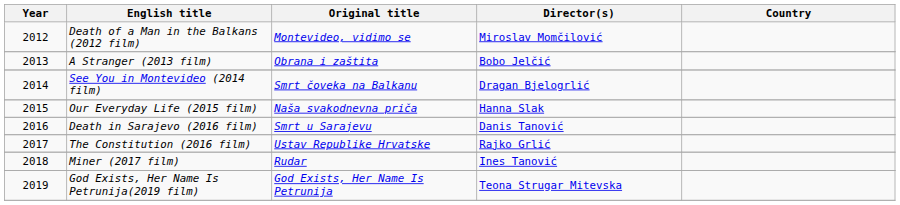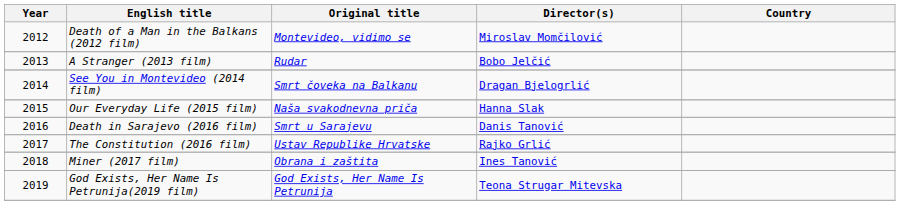(326, 61) Obrana i zaštita -> (290, 61) Rudar
(290, 161) Rudar -> (326, 161) Obrana i zaštita
